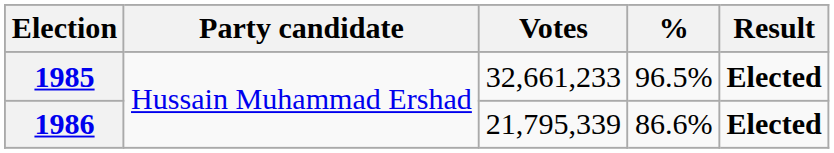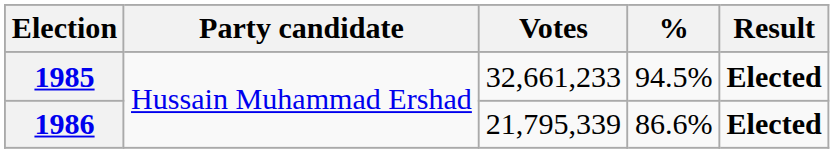(674, 76) 96.5% -> (674, 76) 94.5%
